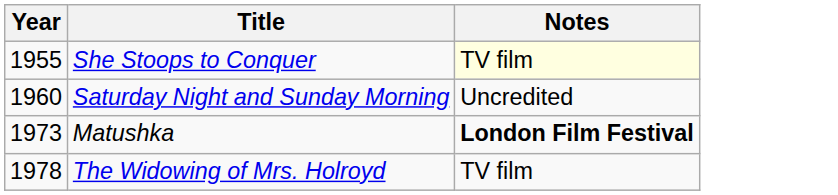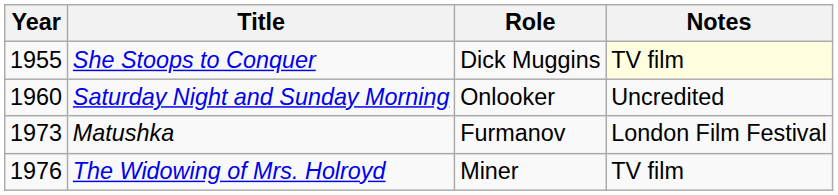+ column: (530, 23)
(577, 134) bold -> (719, 134) normal
(36, 171) 1978 -> (36, 171) 1976
